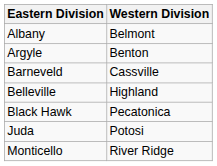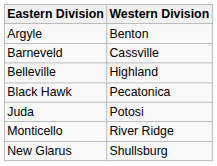- row: (26, 33)
+ row: (39, 151)
